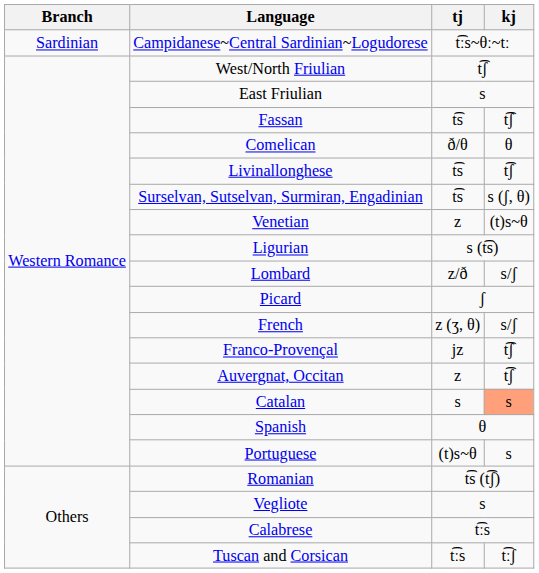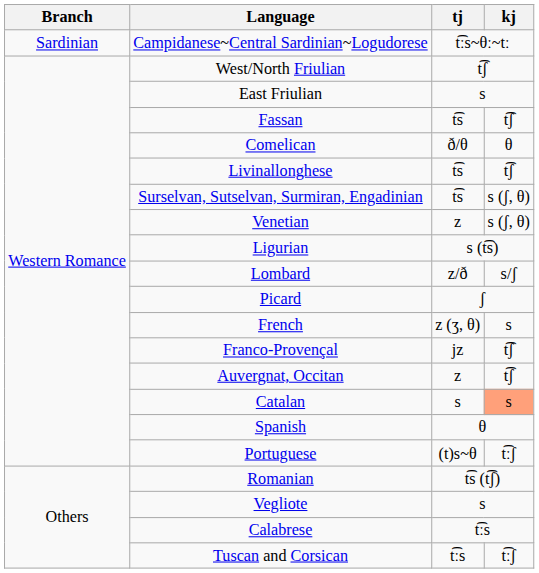(509, 222) (t)s~θ -> (509, 222) s (ʃ, θ)
(509, 324) s/ʃ -> (509, 324) s
(509, 453) s -> (509, 453) t͡ːʃ
